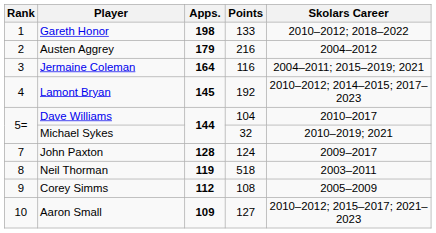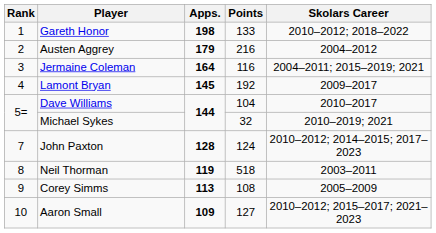(349, 91) 2010–2012; 2014–2015; 2017–2023 -> (349, 85) 2009–2017
(349, 152) 2009–2017 -> (349, 146) 2010–2012; 2014–2015; 2017–2023
(205, 188) 112 -> (205, 188) 113
